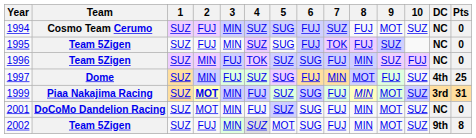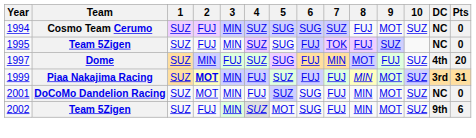(311, 29) FUJ -> (310, 29) SUG
- row: (18, 61)
(461, 77) 25 -> (461, 61) 20
(311, 94) SUG -> (310, 77) FUJ
(461, 126) 8 -> (461, 110) 6
